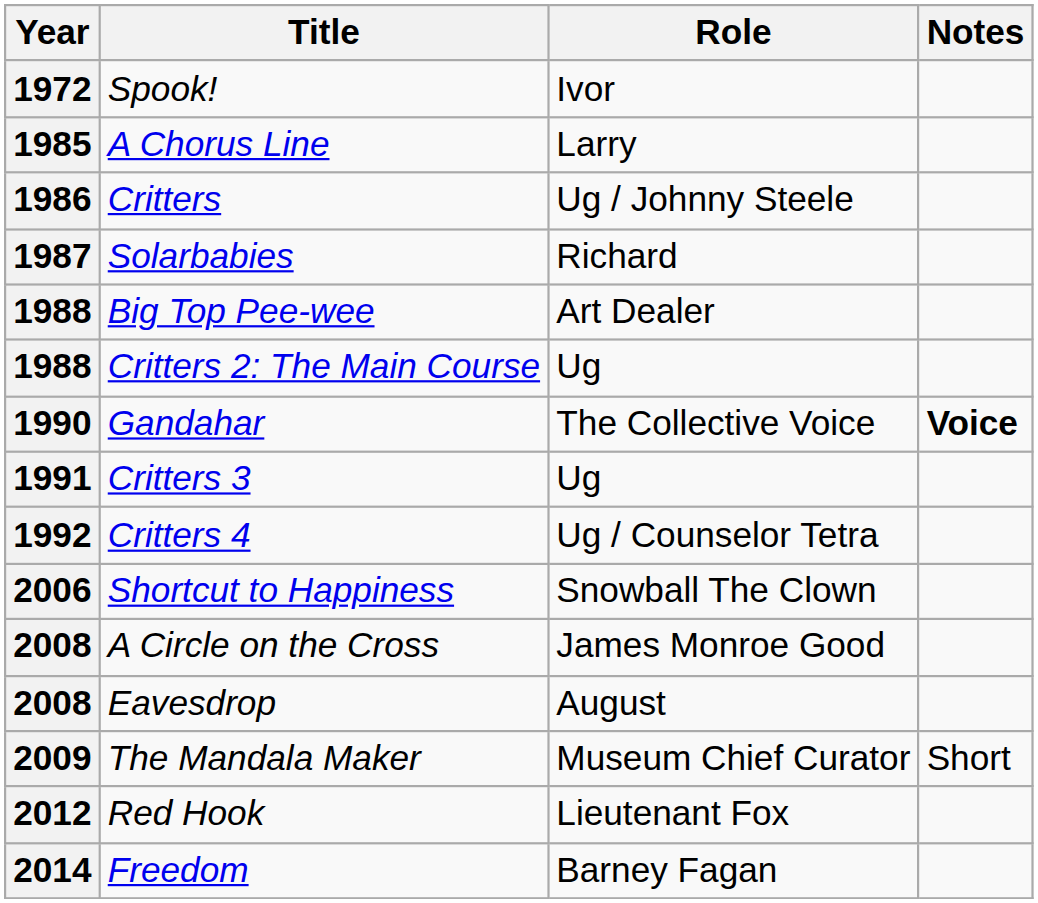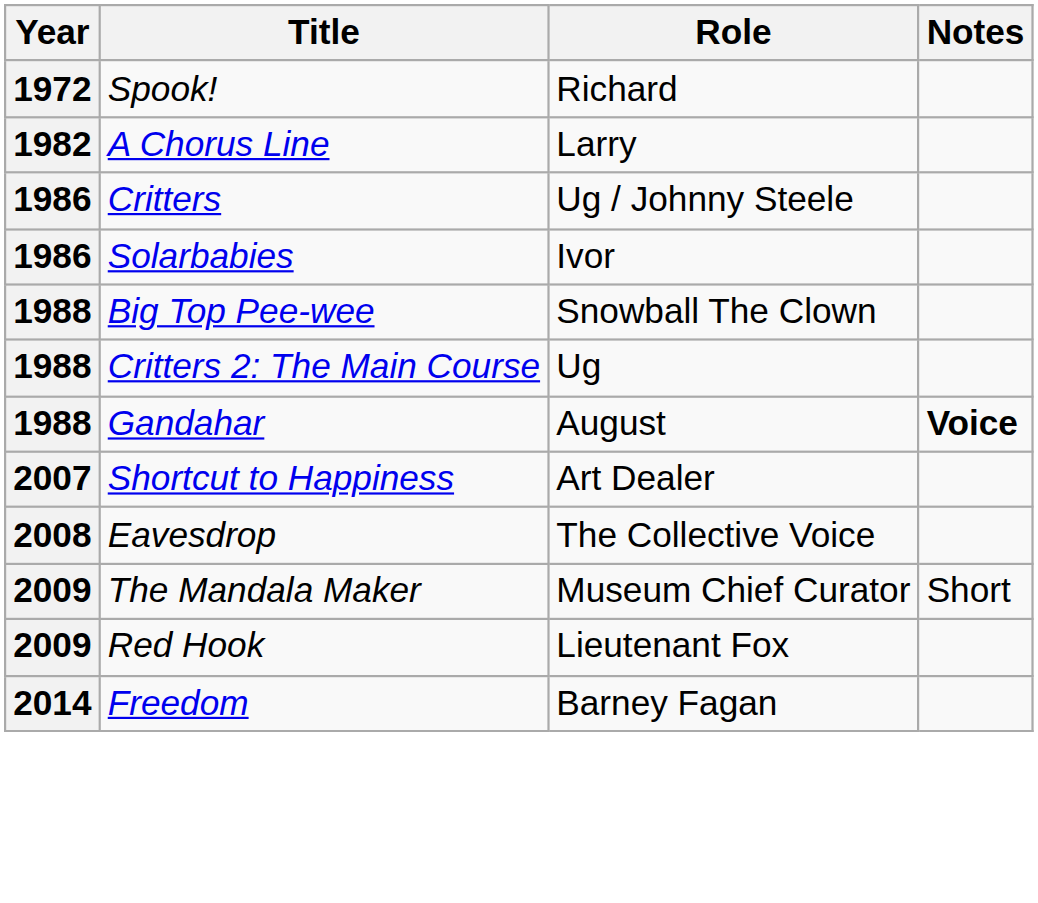(586, 88) Ivor -> (617, 88) Richard
(52, 144) 1985 -> (52, 144) 1982
(52, 255) 1987 -> (52, 255) 1986
(617, 255) Richard -> (586, 255) Ivor
(636, 311) Art Dealer -> (716, 311) Snowball The Clown
(52, 423) 1990 -> (52, 423) 1988
(716, 423) The Collective Voice -> (611, 423) August
- row: (179, 479)
- row: (179, 534)
(52, 590) 2006 -> (52, 479) 2007
(716, 590) Snowball The Clown -> (636, 479) Art Dealer
- row: (273, 646)
(611, 702) August -> (716, 534) The Collective Voice
(52, 813) 2012 -> (52, 646) 2009
